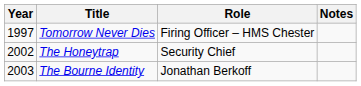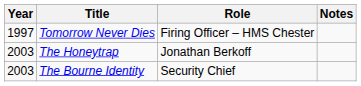(20, 52) 2002 -> (20, 52) 2003
(198, 52) Security Chief -> (206, 52) Jonathan Berkoff
(206, 71) Jonathan Berkoff -> (198, 71) Security Chief
